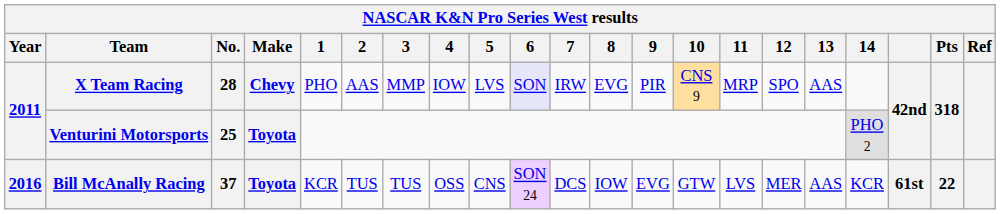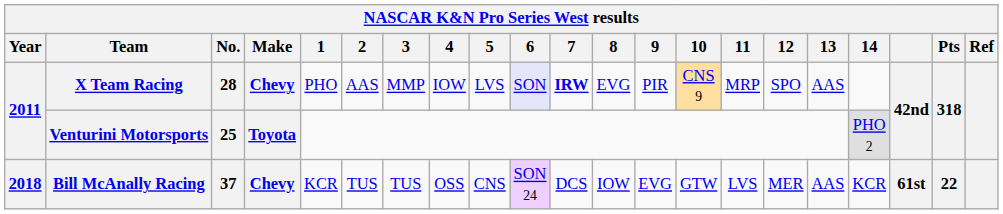(570, 85) normal -> (571, 85) bold
(25, 183) 2016 -> (25, 183) 2018
(272, 183) Toyota -> (272, 183) Chevy
